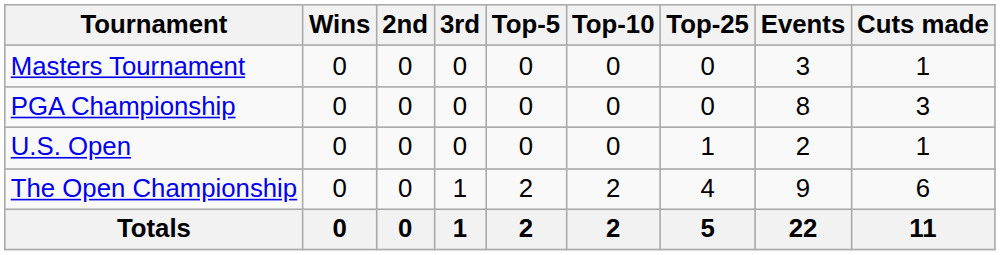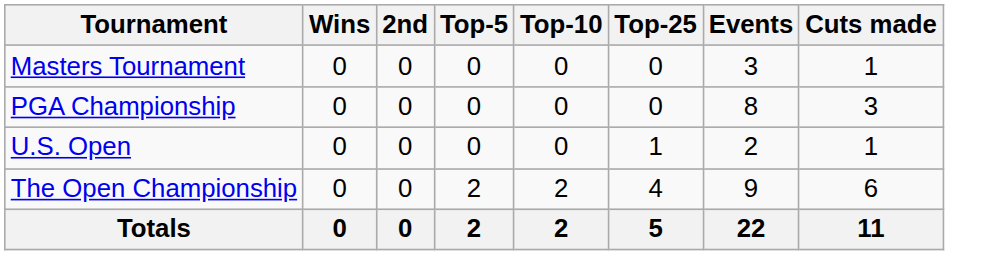- column: (460, 24)
